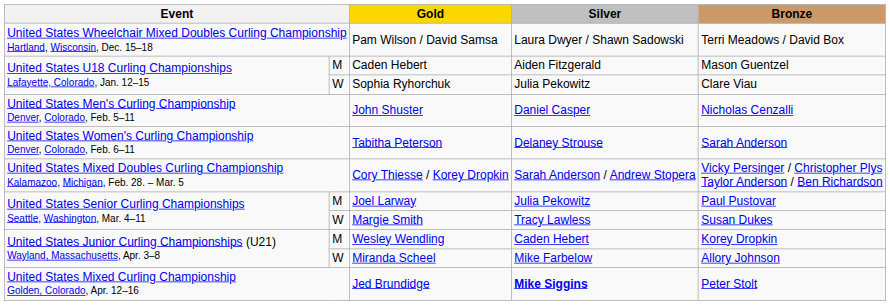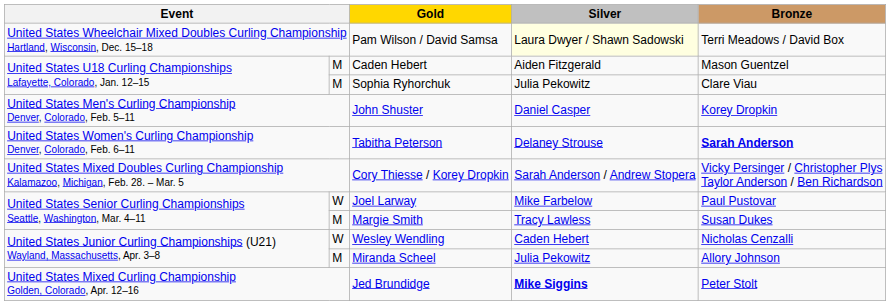(599, 39) no background -> (599, 39) lightyellow background
(338, 84) W -> (337, 84) M
(747, 110) Nicholas Cenzalli -> (739, 110) Korey Dropkin
(744, 142) normal -> (747, 142) bold
(337, 201) M -> (338, 201) W
(552, 201) Julia Pekowitz -> (553, 201) Mike Farbelow
(338, 220) W -> (337, 220) M
(337, 239) M -> (338, 239) W
(739, 239) Korey Dropkin -> (747, 239) Nicholas Cenzalli
(338, 258) W -> (337, 258) M
(553, 258) Mike Farbelow -> (552, 258) Julia Pekowitz
